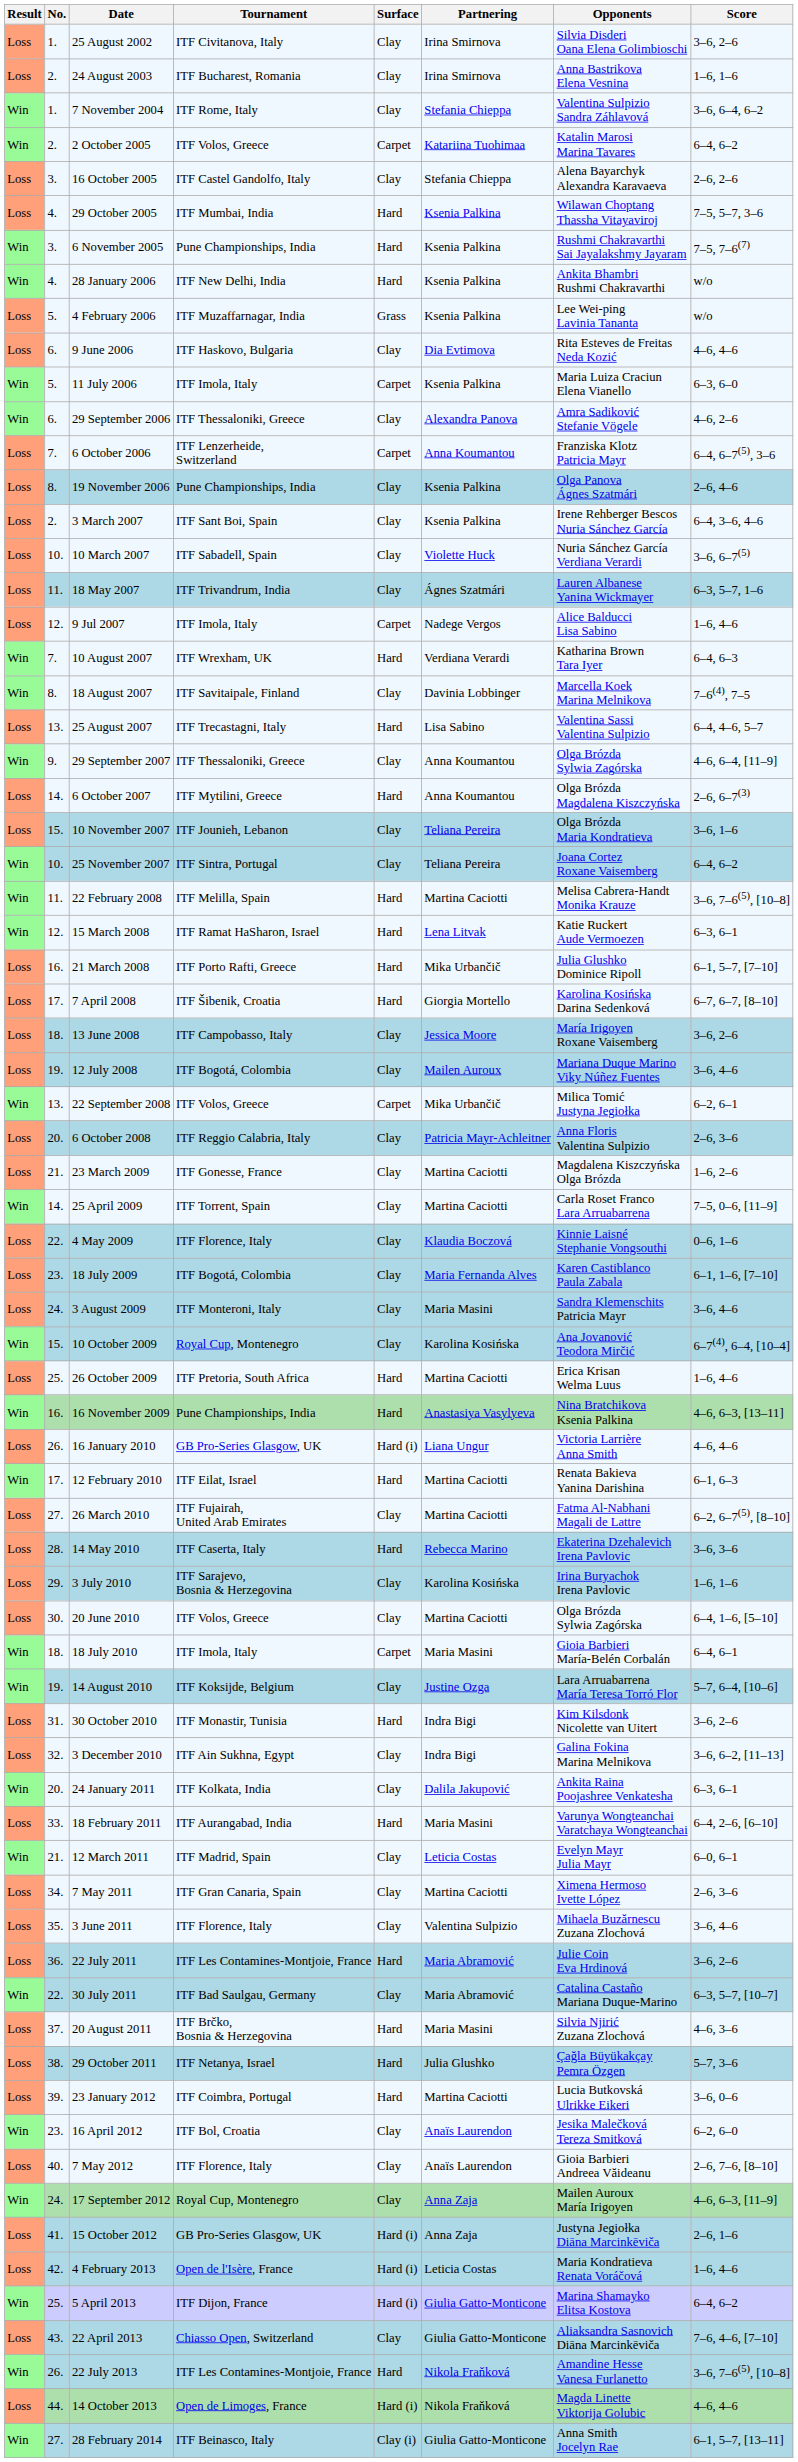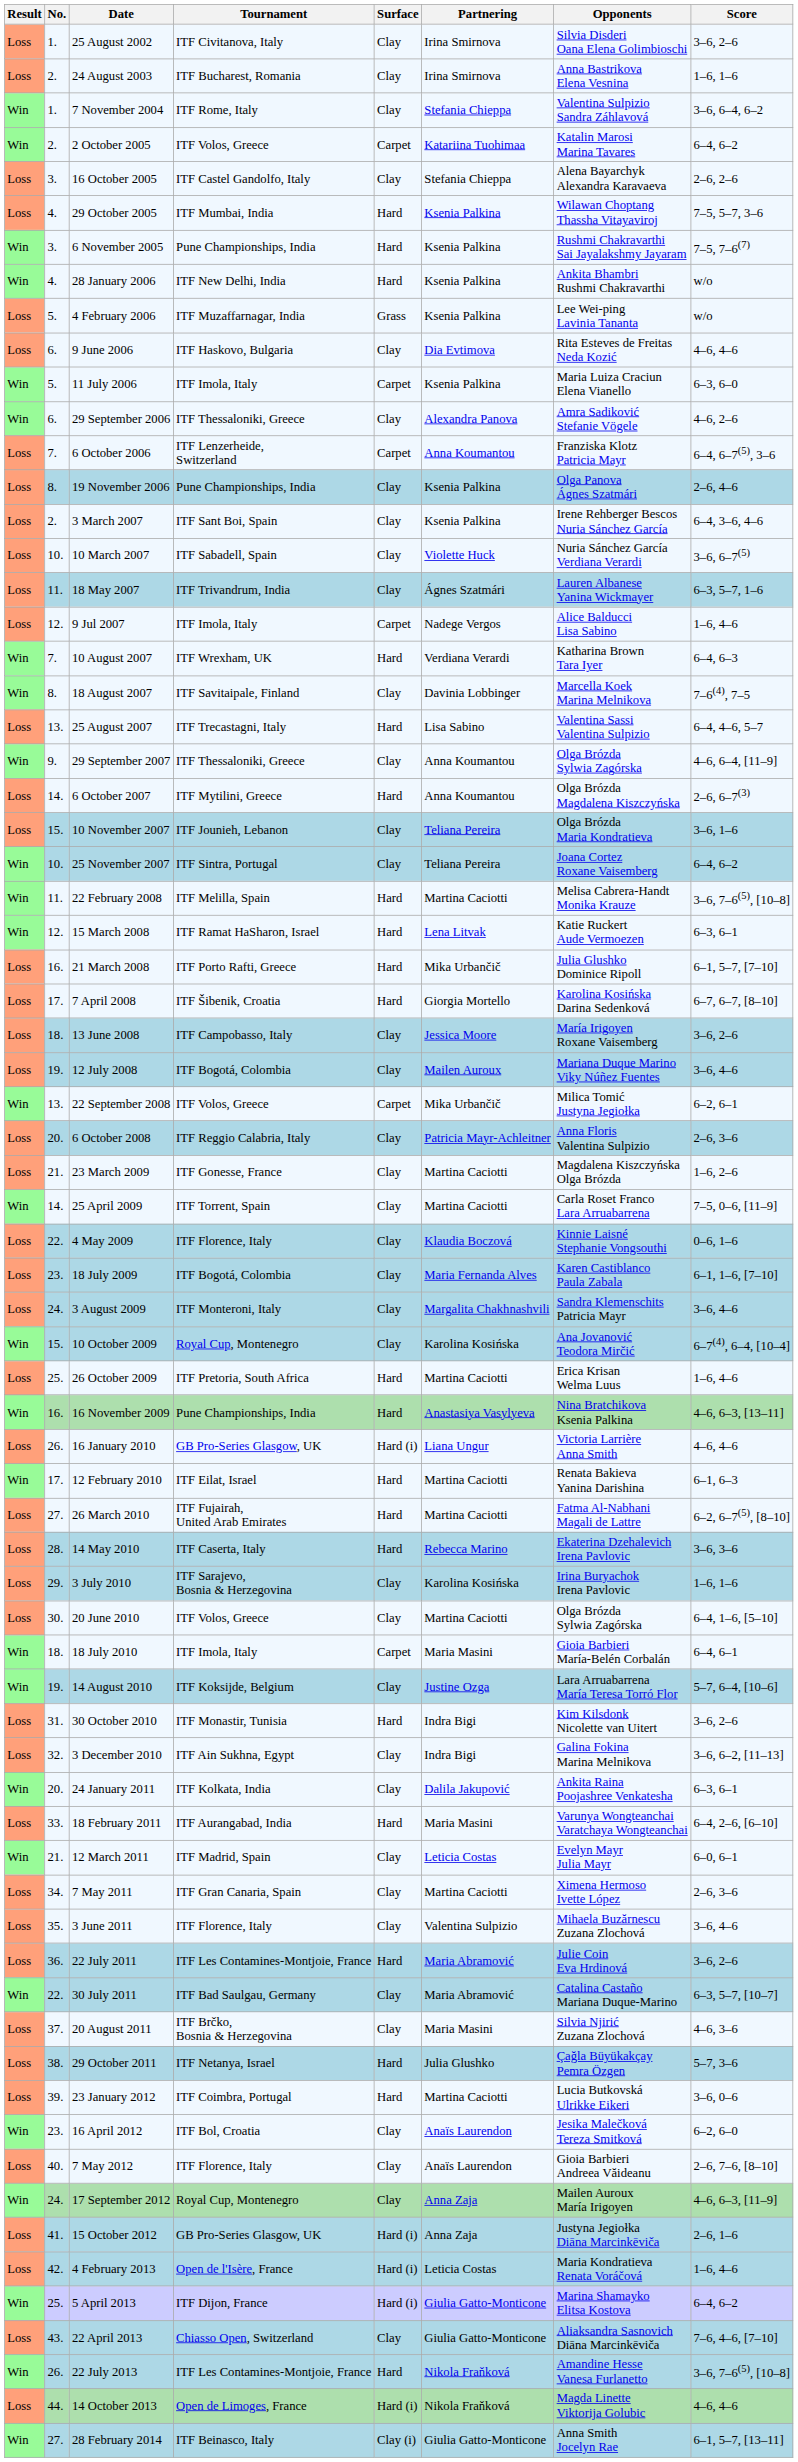(459, 1309) Maria Masini -> (487, 1309) Margalita Chakhnashvili
(389, 1515) Clay -> (390, 1515) Hard
(390, 2029) Hard -> (389, 2029) Clay
